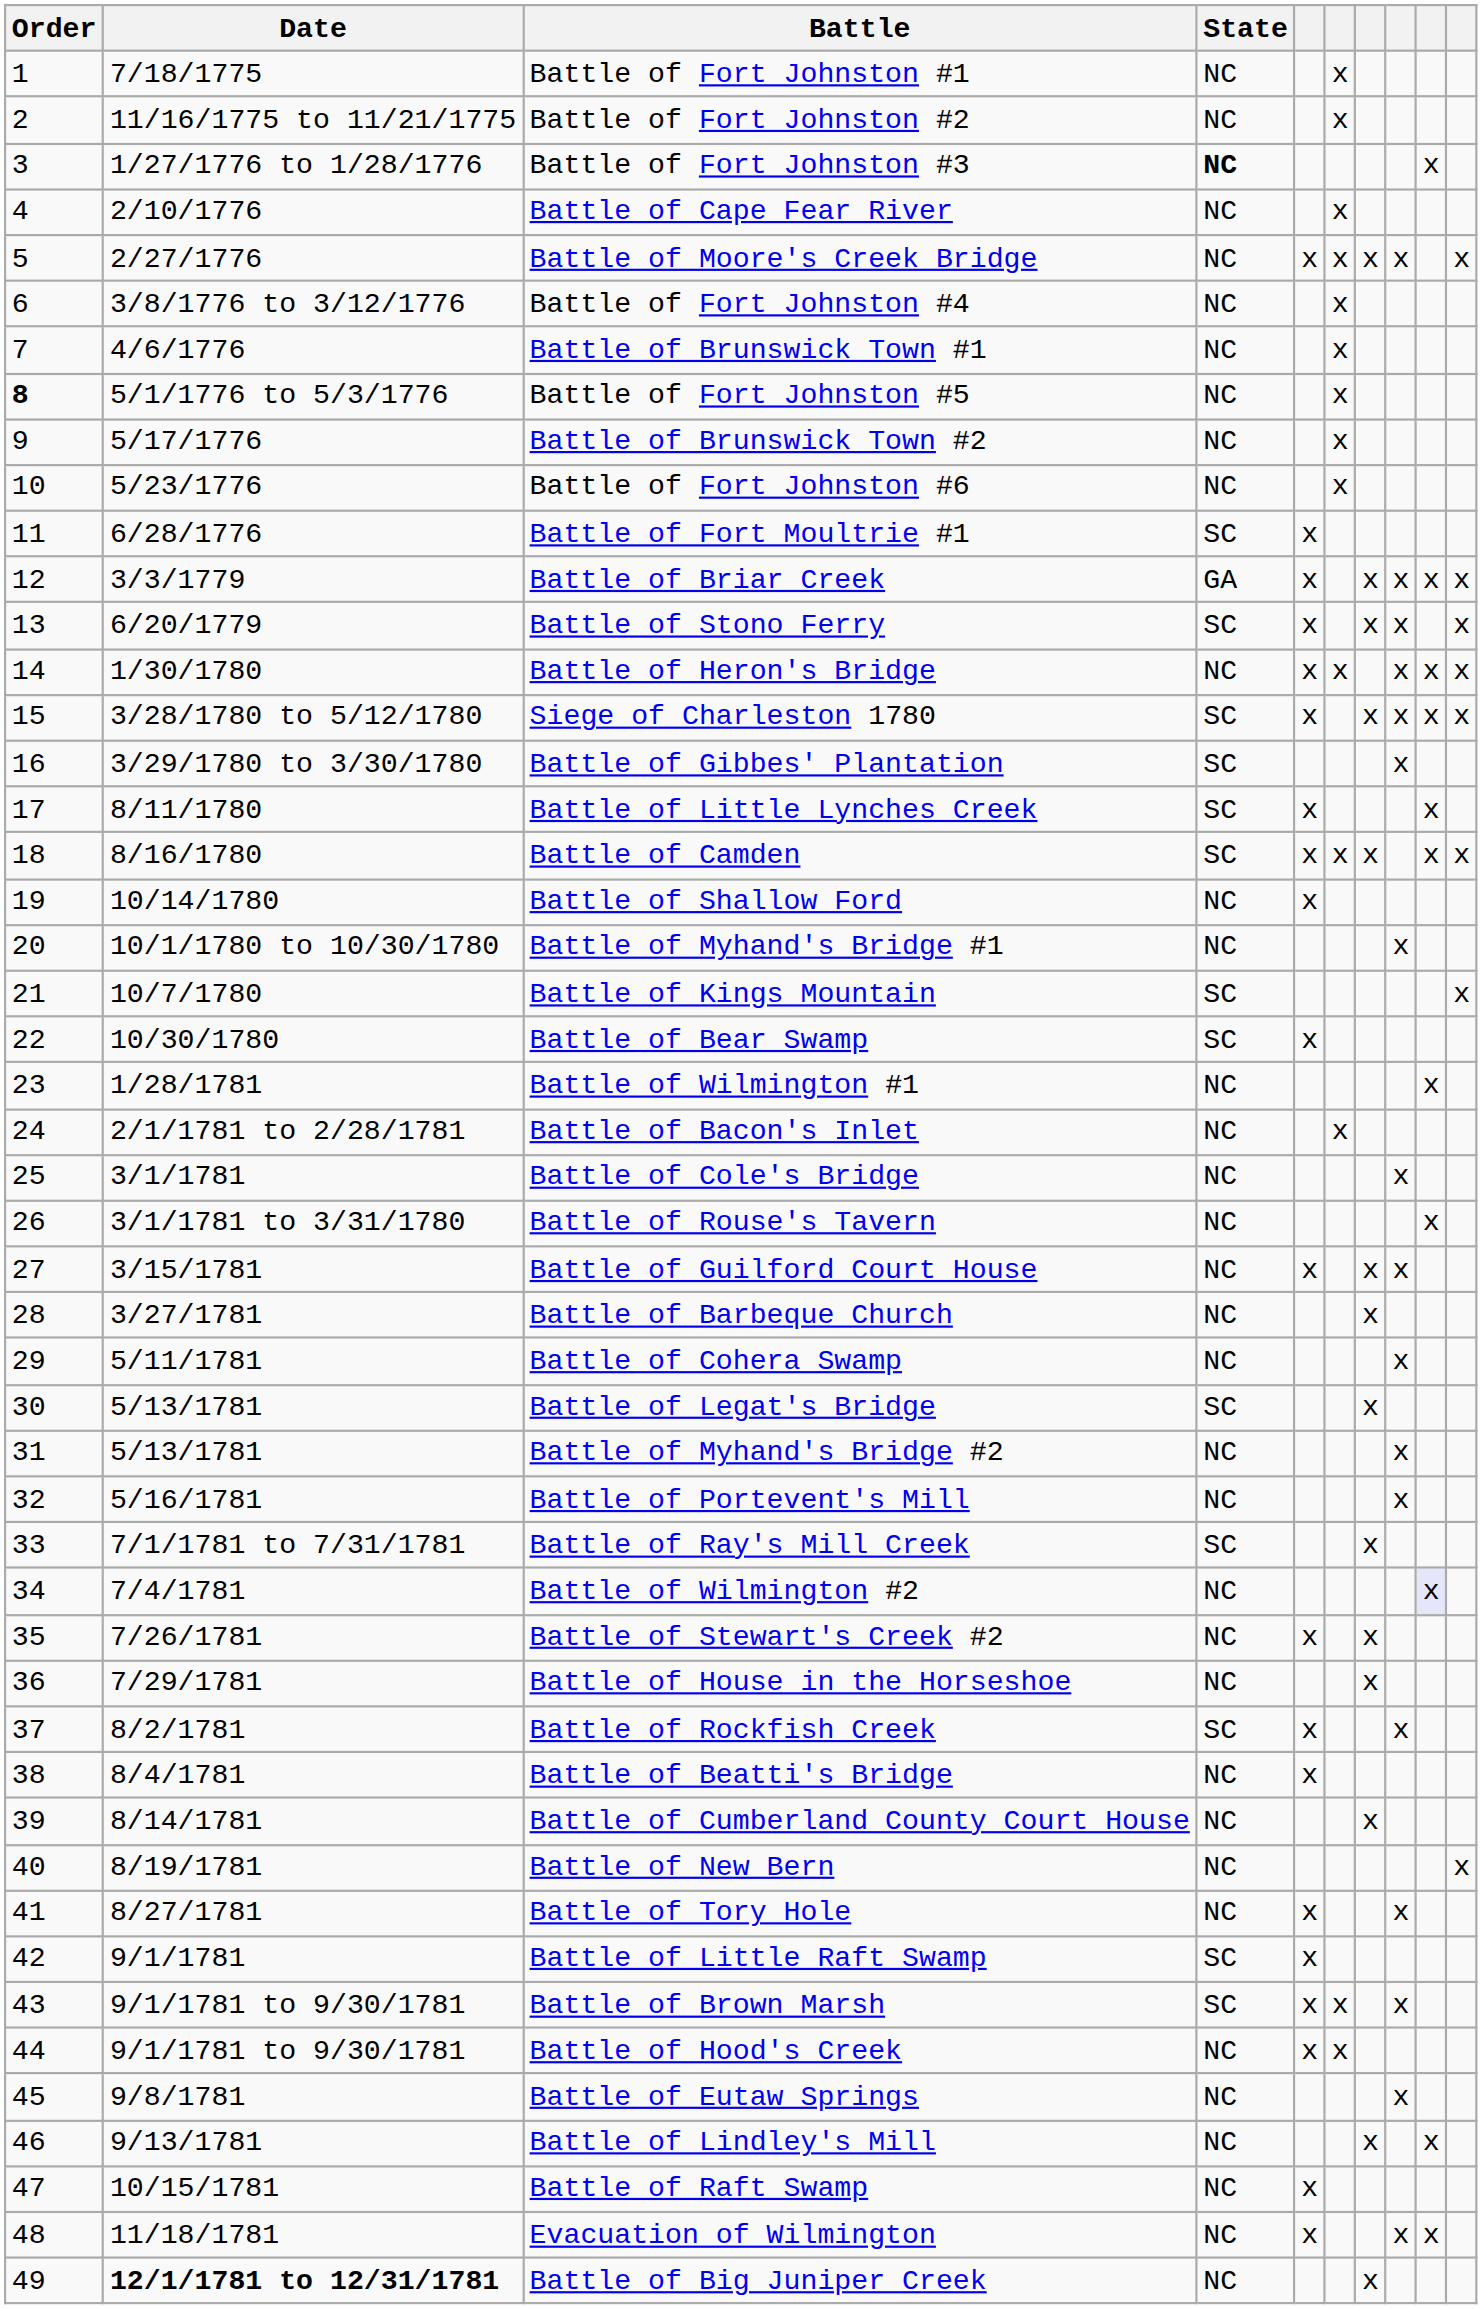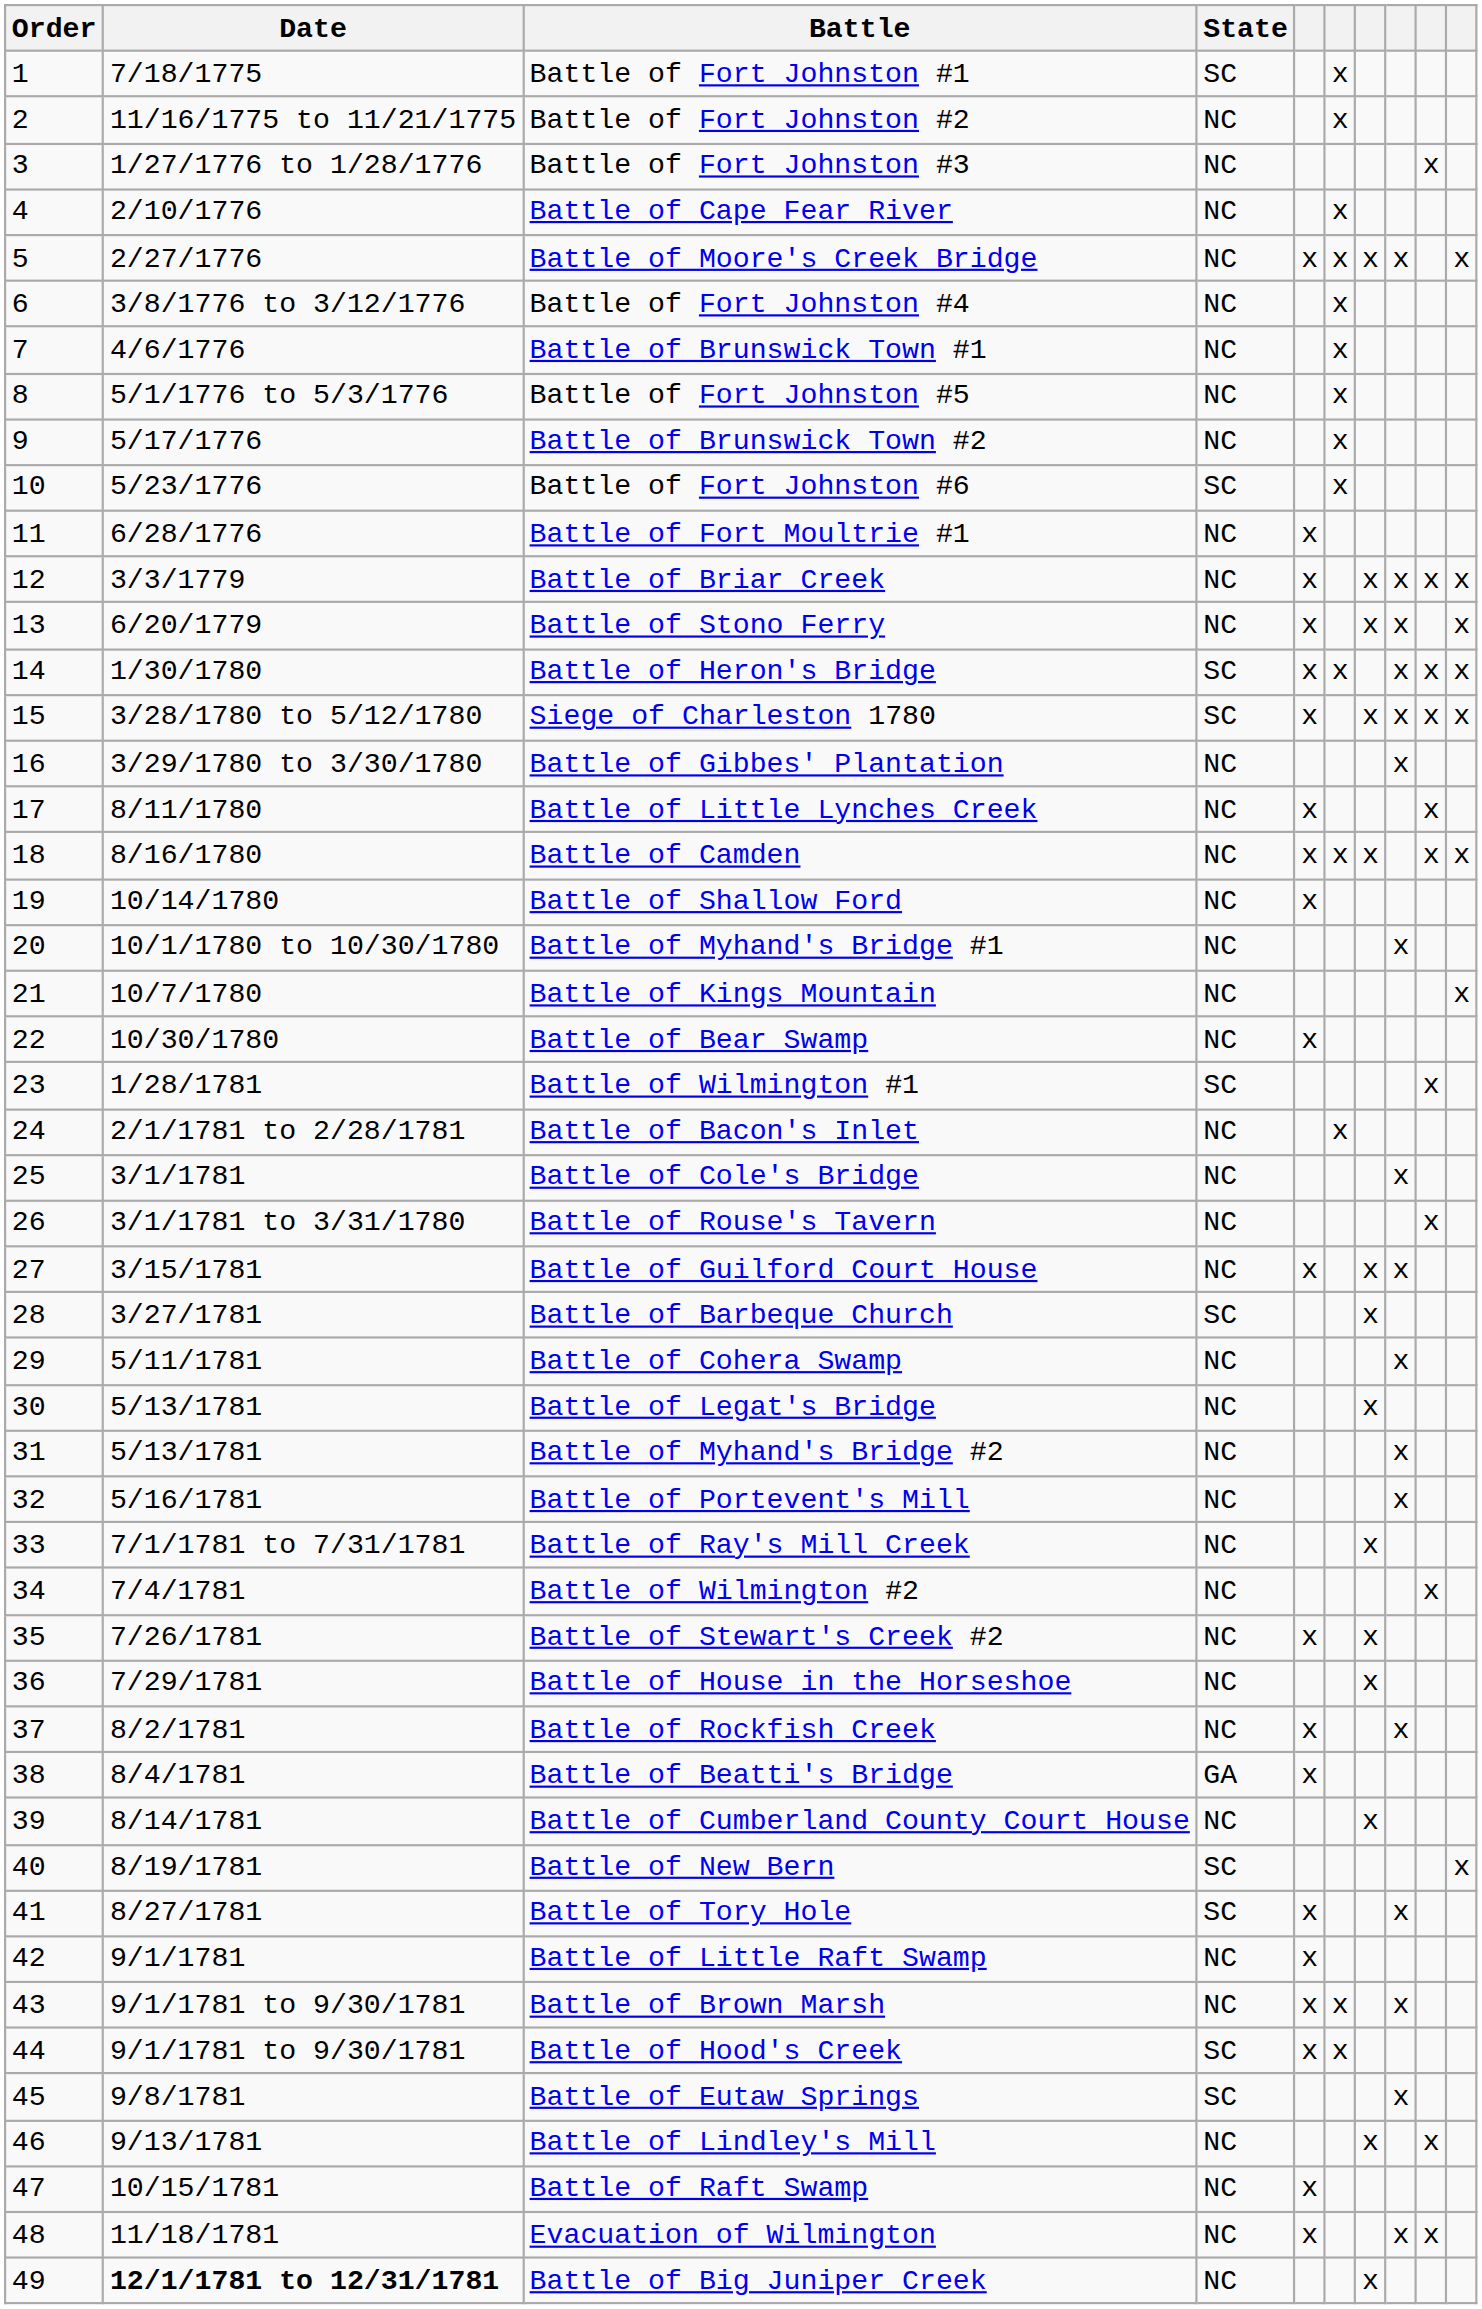(1220, 74) NC -> (1220, 74) SC
(1220, 166) bold -> (1220, 166) normal
(20, 396) bold -> (20, 396) normal
(1220, 488) NC -> (1220, 488) SC
(1220, 534) SC -> (1220, 534) NC
(1220, 580) GA -> (1220, 580) NC
(1220, 626) SC -> (1220, 626) NC
(1220, 672) NC -> (1220, 672) SC
(1220, 764) SC -> (1220, 764) NC
(1220, 810) SC -> (1220, 810) NC
(1220, 856) SC -> (1220, 856) NC
(1220, 994) SC -> (1220, 994) NC
(1220, 1040) SC -> (1220, 1040) NC
(1220, 1086) NC -> (1220, 1086) SC
(1220, 1315) NC -> (1220, 1315) SC
(1220, 1407) SC -> (1220, 1407) NC
(1220, 1545) SC -> (1220, 1545) NC
(1431, 1591) lavender background -> (1431, 1591) no background
(1220, 1729) SC -> (1220, 1729) NC
(1220, 1775) NC -> (1220, 1775) GA
(1220, 1867) NC -> (1220, 1867) SC
(1220, 1913) NC -> (1220, 1913) SC
(1220, 1959) SC -> (1220, 1959) NC
(1220, 2005) SC -> (1220, 2005) NC
(1220, 2051) NC -> (1220, 2051) SC
(1220, 2097) NC -> (1220, 2097) SC
